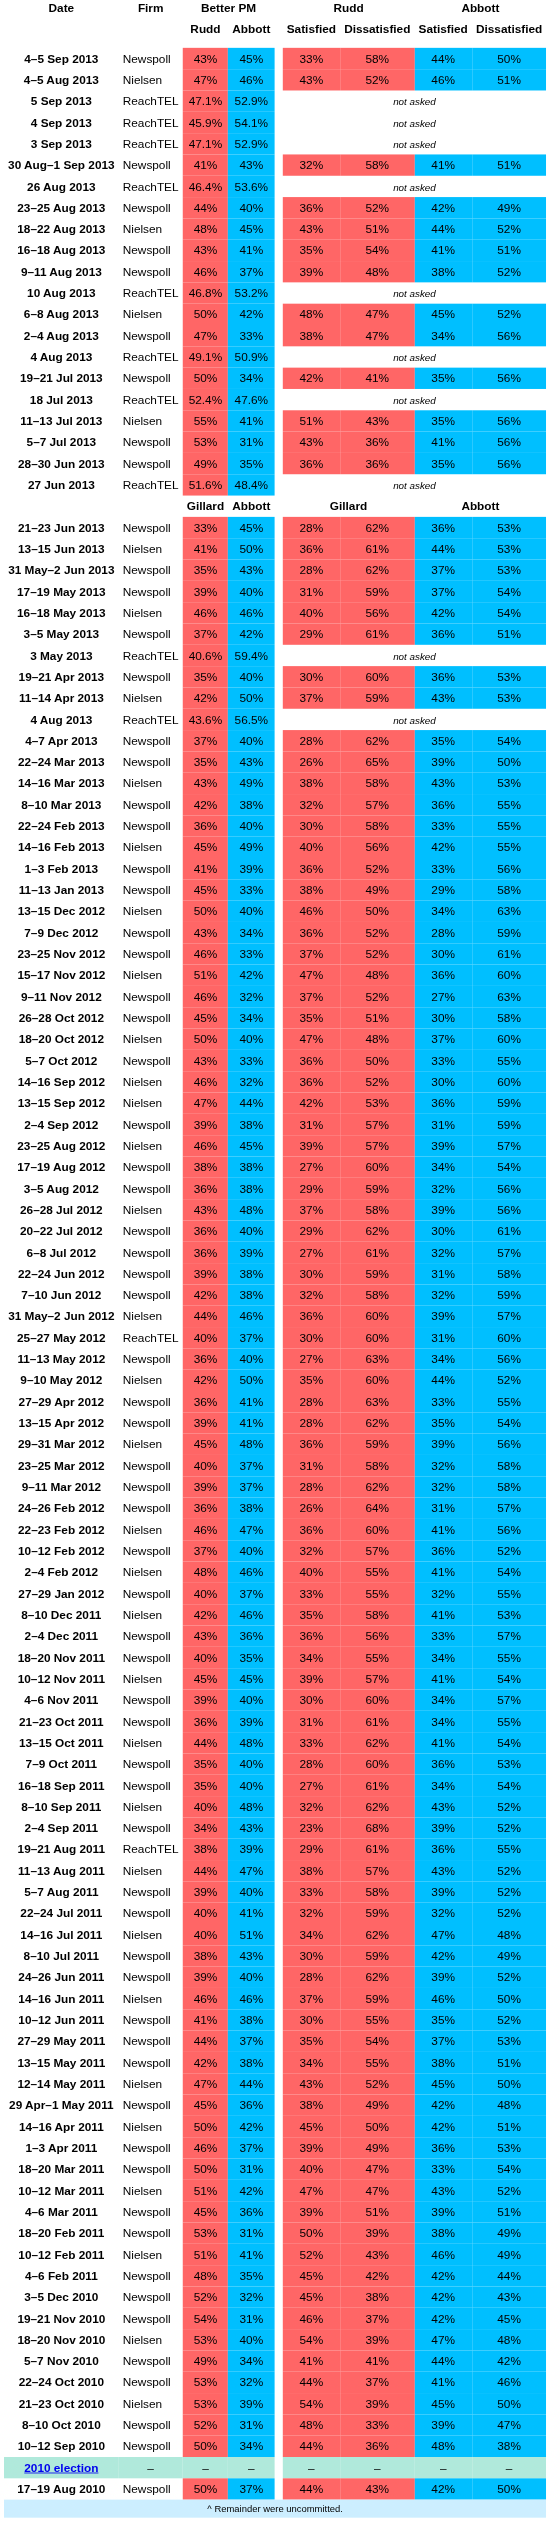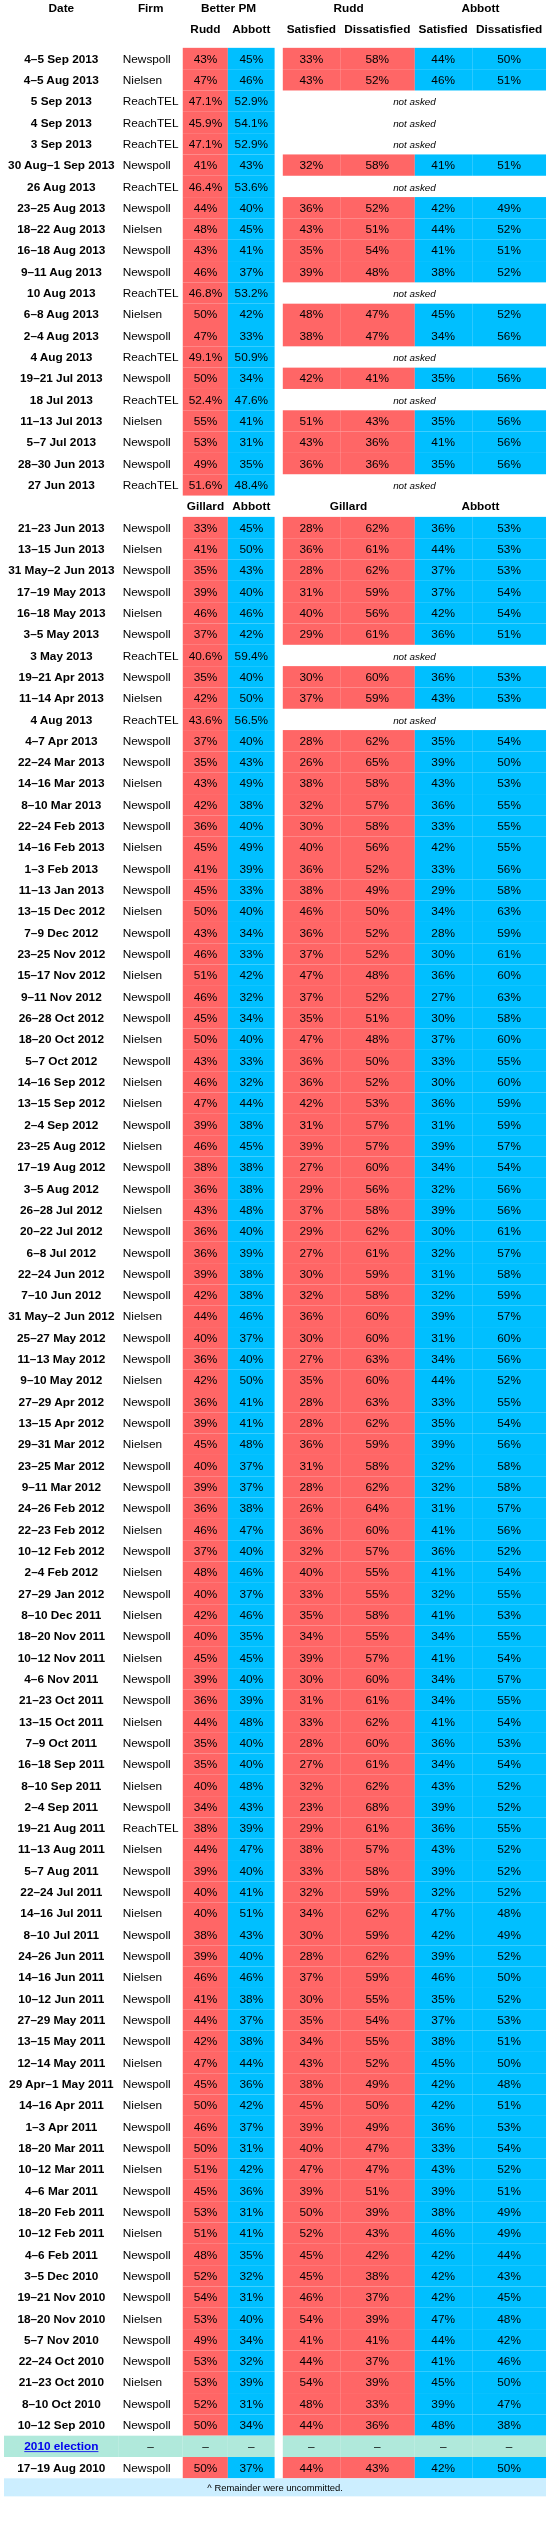(377, 1188) 59% -> (377, 1188) 56%
(151, 1338) ReachTEL -> (147, 1338) Newspoll
- row: (61, 1636)
